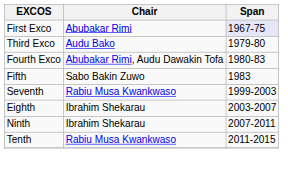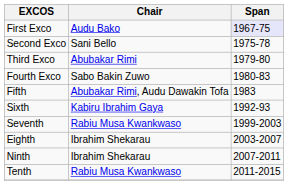(99, 28) Abubakar Rimi -> (95, 28) Audu Bako
+ row: (36, 44)
(90, 44) Audu Bako -> (104, 60) Abubakar Rimi
(145, 60) Abubakar Rimi, Audu Dawakin Tofa -> (110, 76) Sabo Bakin Zuwo
(105, 76) Sabo Bakin Zuwo -> (150, 92) Abubakar Rimi, Audu Dawakin Tofa
+ row: (18, 108)
